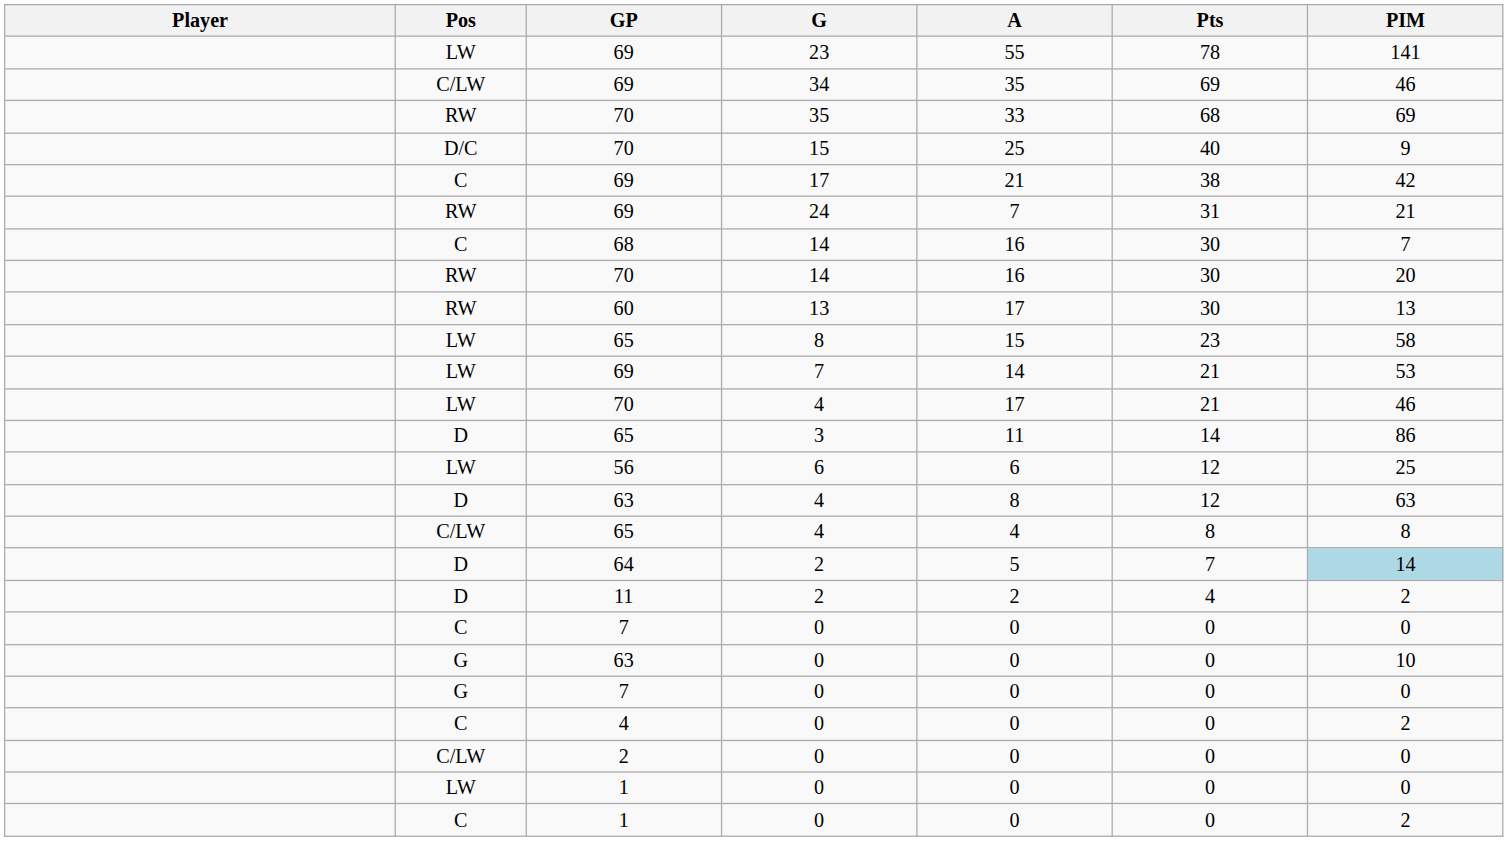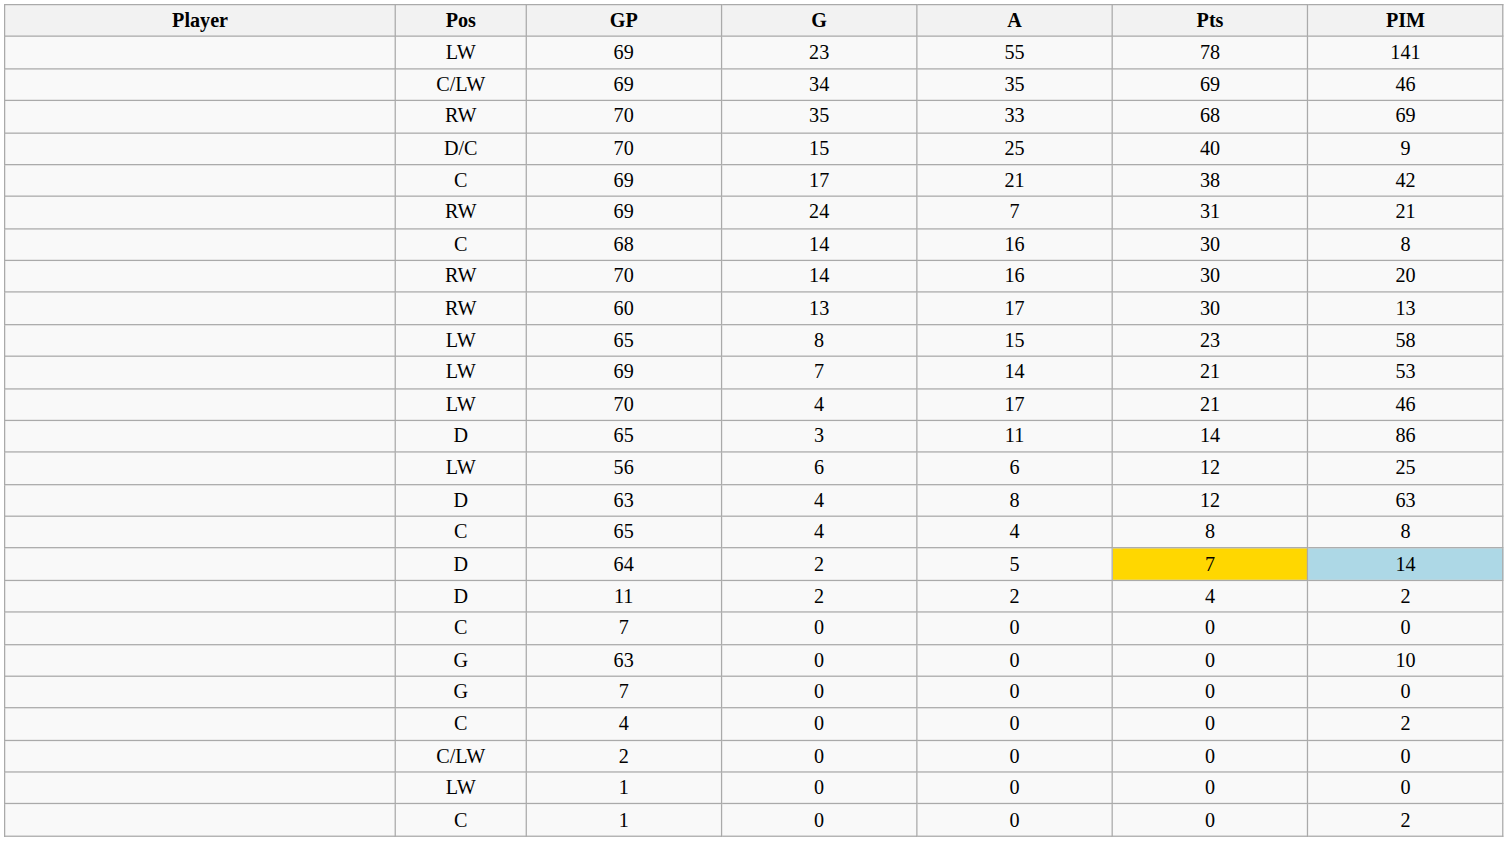(1405, 244) 7 -> (1405, 244) 8
(461, 532) C/LW -> (461, 532) C
(1210, 564) no background -> (1210, 564) gold background
